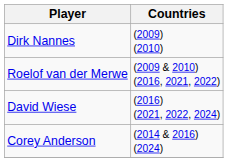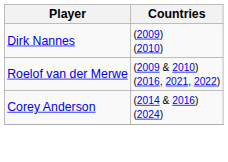- row: (42, 107)
